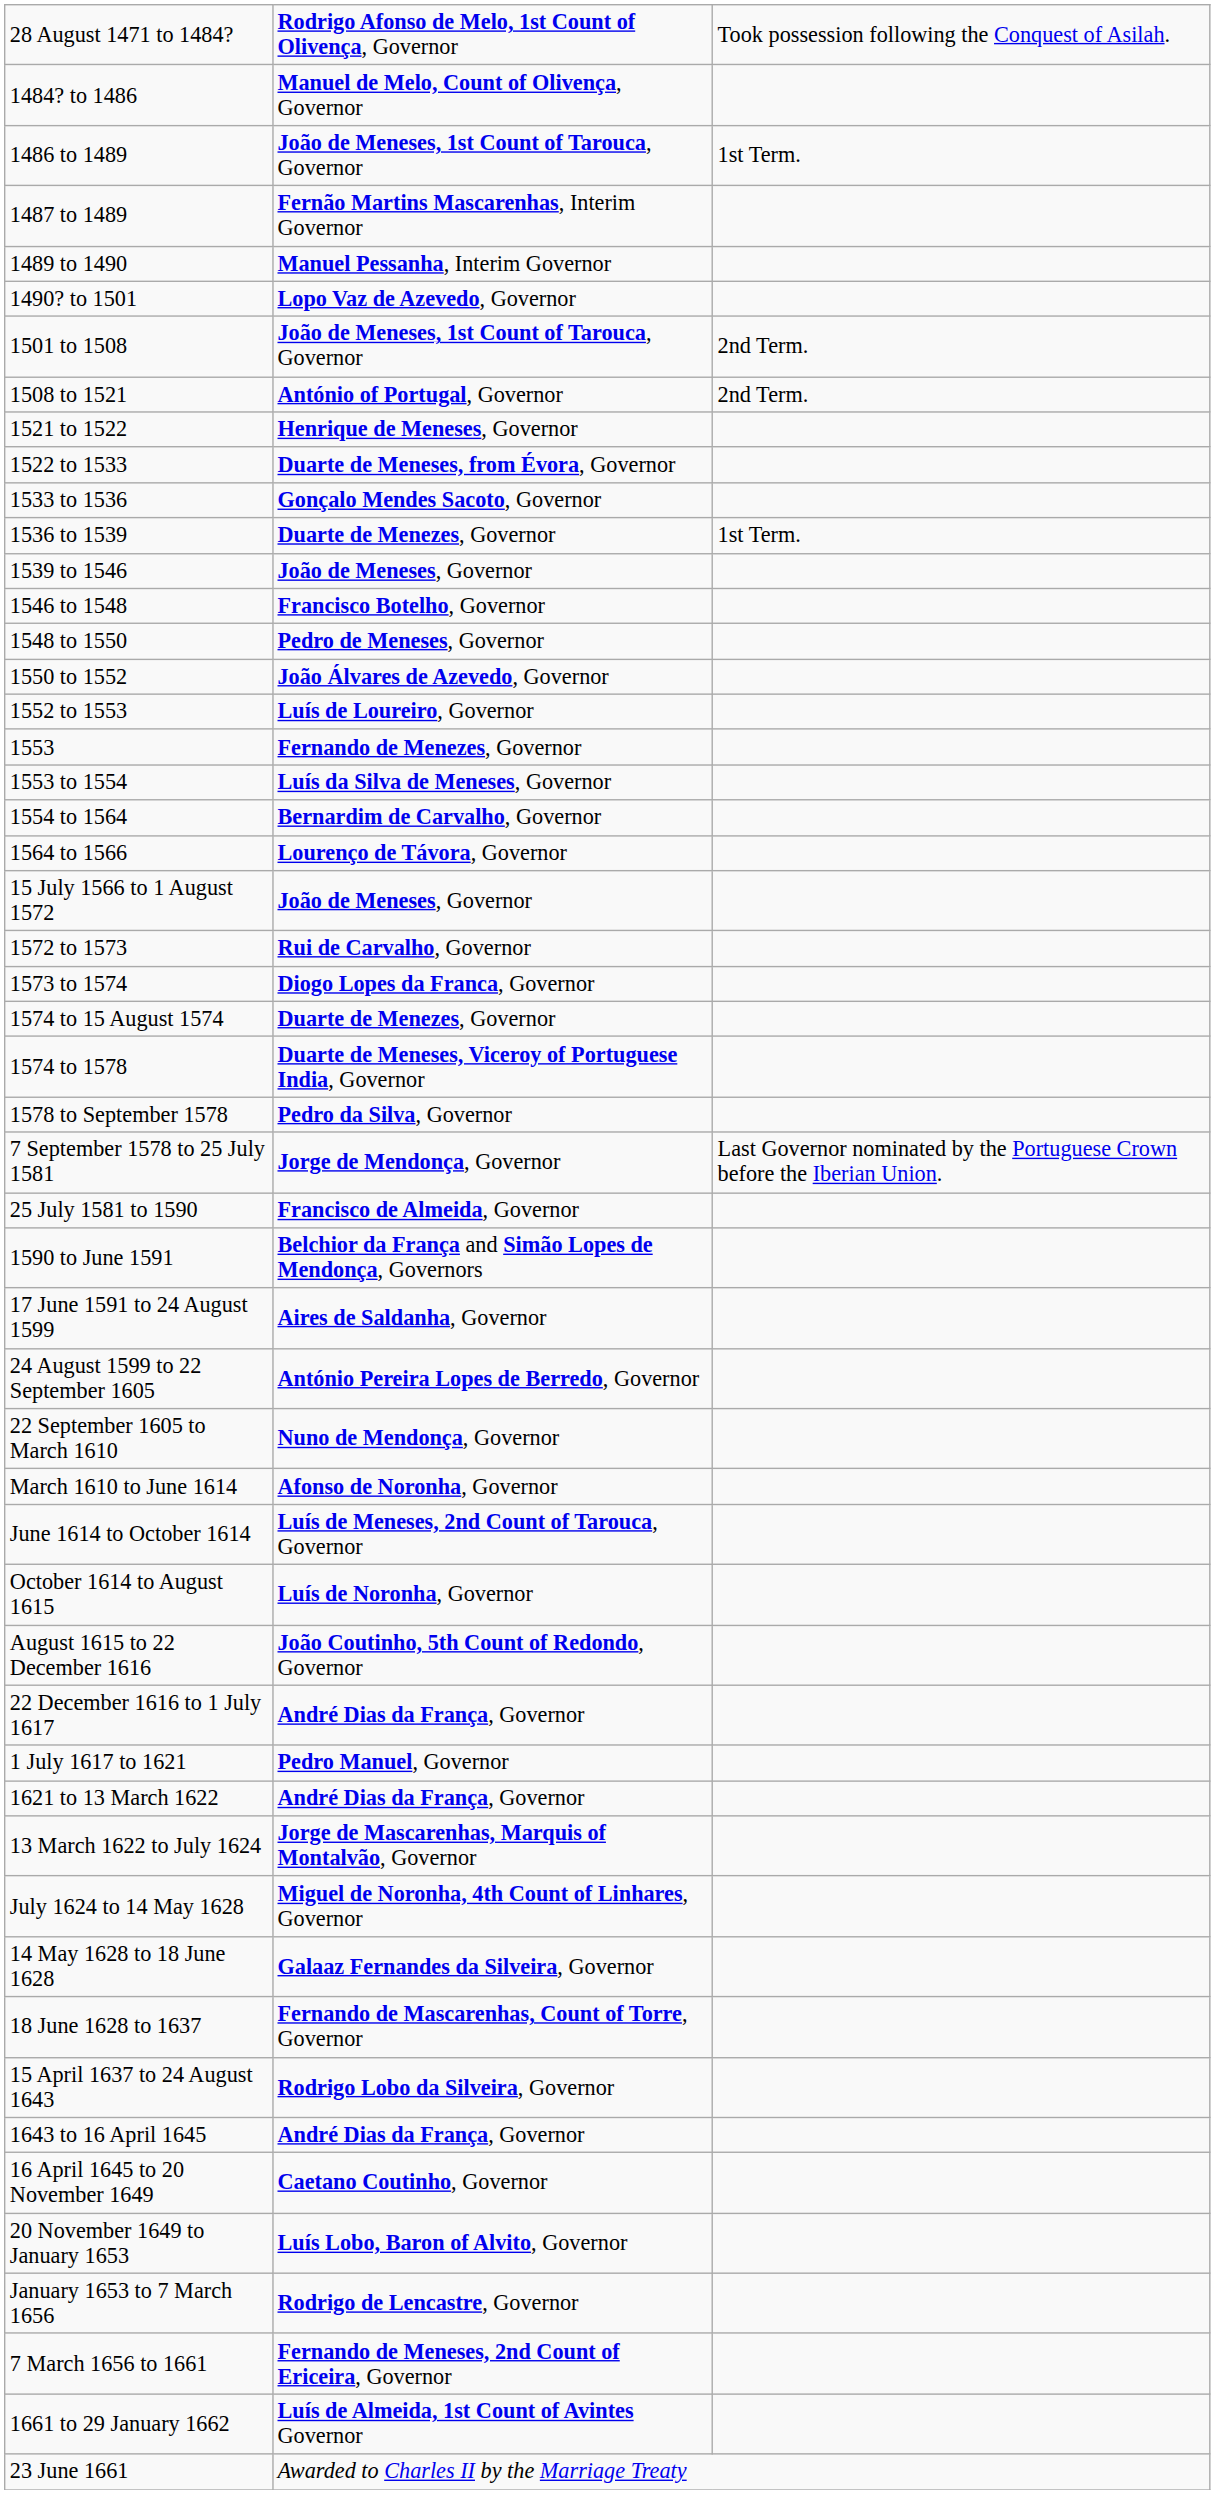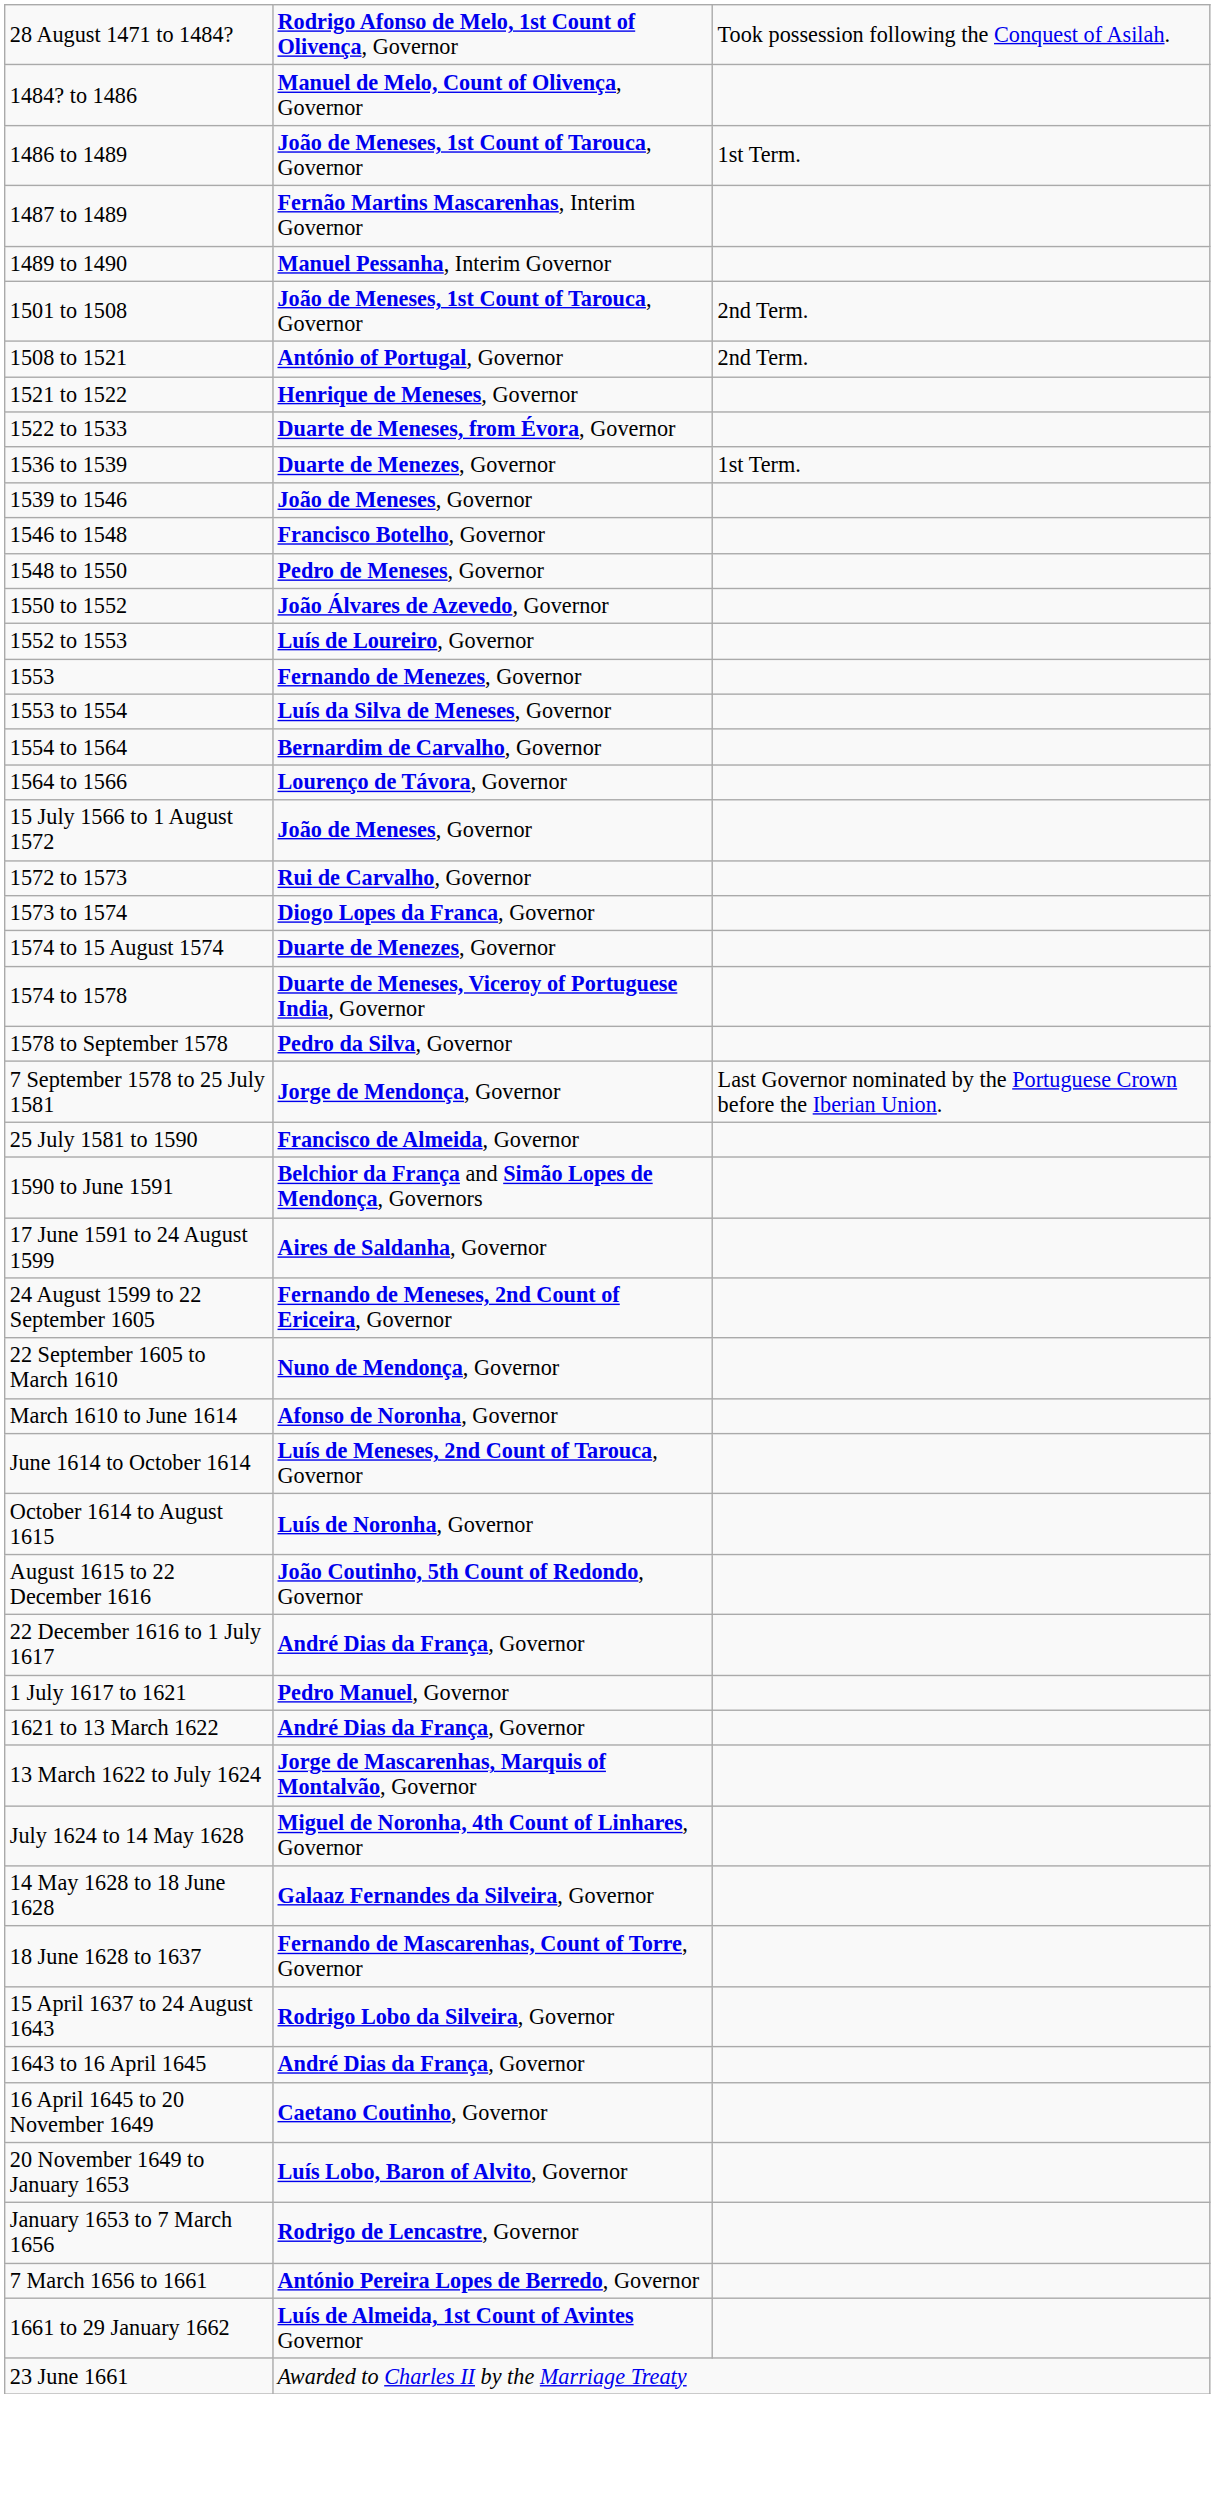- row: (73, 298)
- row: (69, 499)
(488, 1378) António Pereira Lopes de Berredo, Governor -> (449, 1307) Fernando de Meneses, 2nd Count of Ericeira, Governor
(449, 2363) Fernando de Meneses, 2nd Count of Ericeira, Governor -> (488, 2280) António Pereira Lopes de Berredo, Governor
